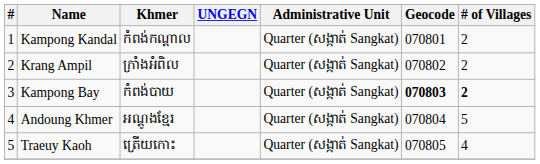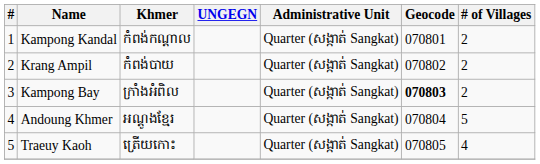(151, 65) ក្រាំងអំពិល -> (149, 65) កំពង់បាយ
(149, 91) កំពង់បាយ -> (151, 91) ក្រាំងអំពិល
(464, 92) bold -> (464, 92) normal
